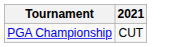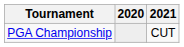+ column: (131, 14)
